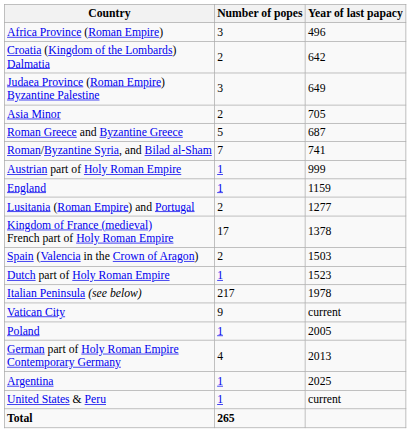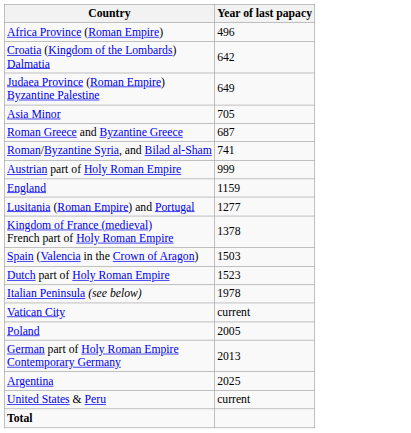- column: (260, 13)
